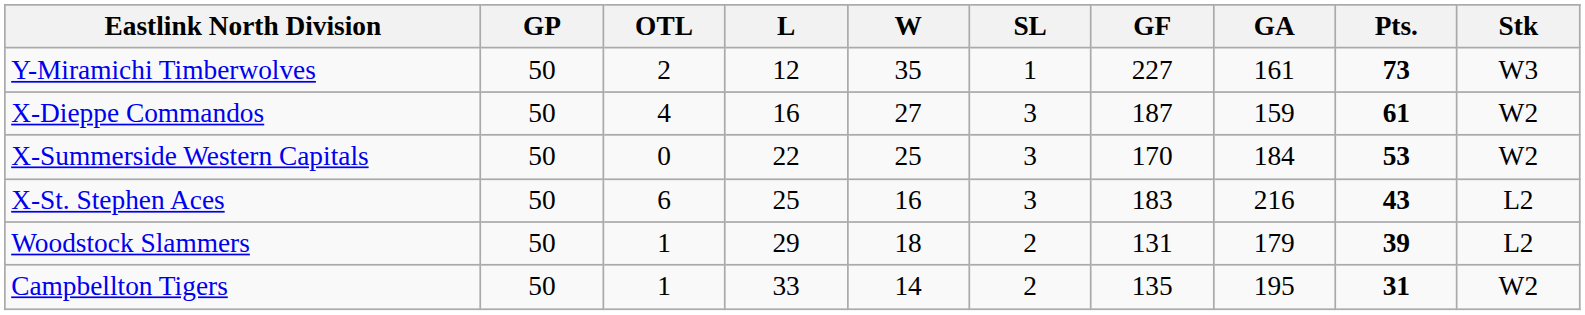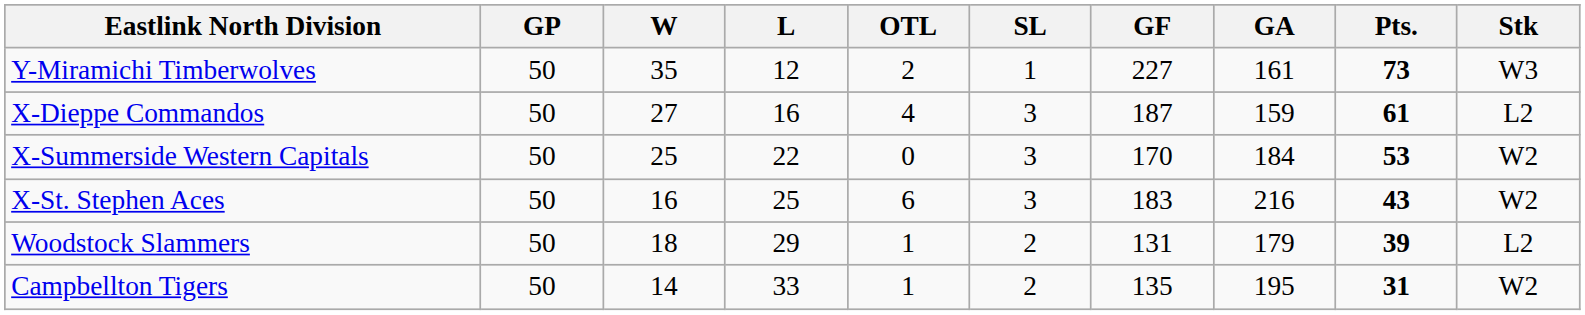columns swapped: (908, 26) <-> (664, 26)
(1518, 112) W2 -> (1518, 112) L2
(1518, 199) L2 -> (1518, 199) W2
